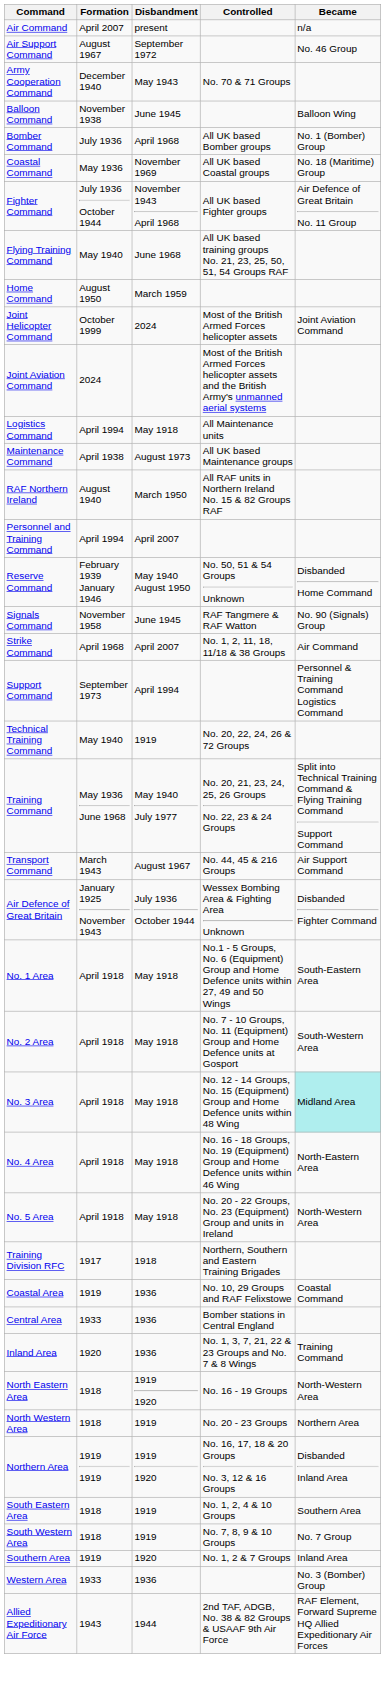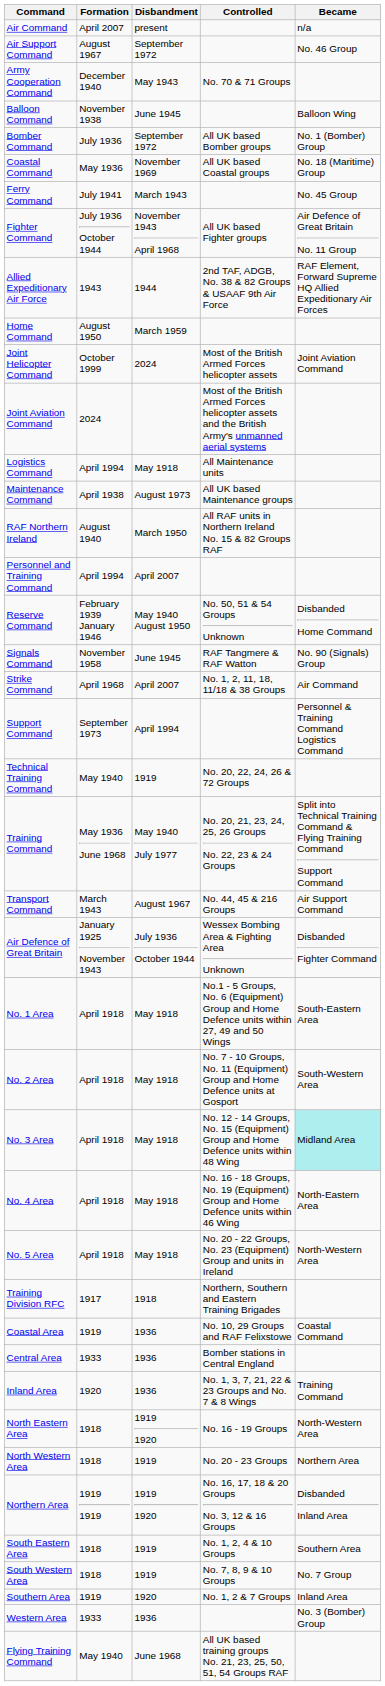(157, 141) April 1968 -> (159, 141) September 1972
+ row: (29, 195)
rows swapped: (39, 255) <-> (37, 1623)
